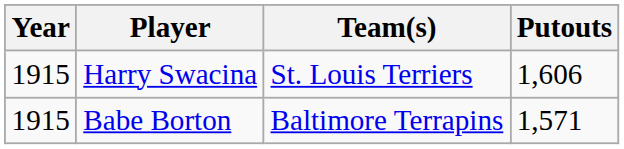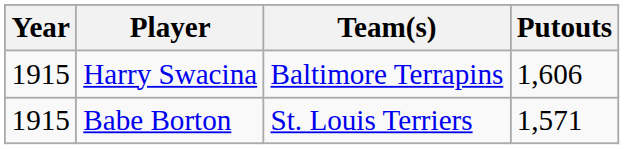(372, 73) St. Louis Terriers -> (387, 73) Baltimore Terrapins
(387, 119) Baltimore Terrapins -> (372, 119) St. Louis Terriers
